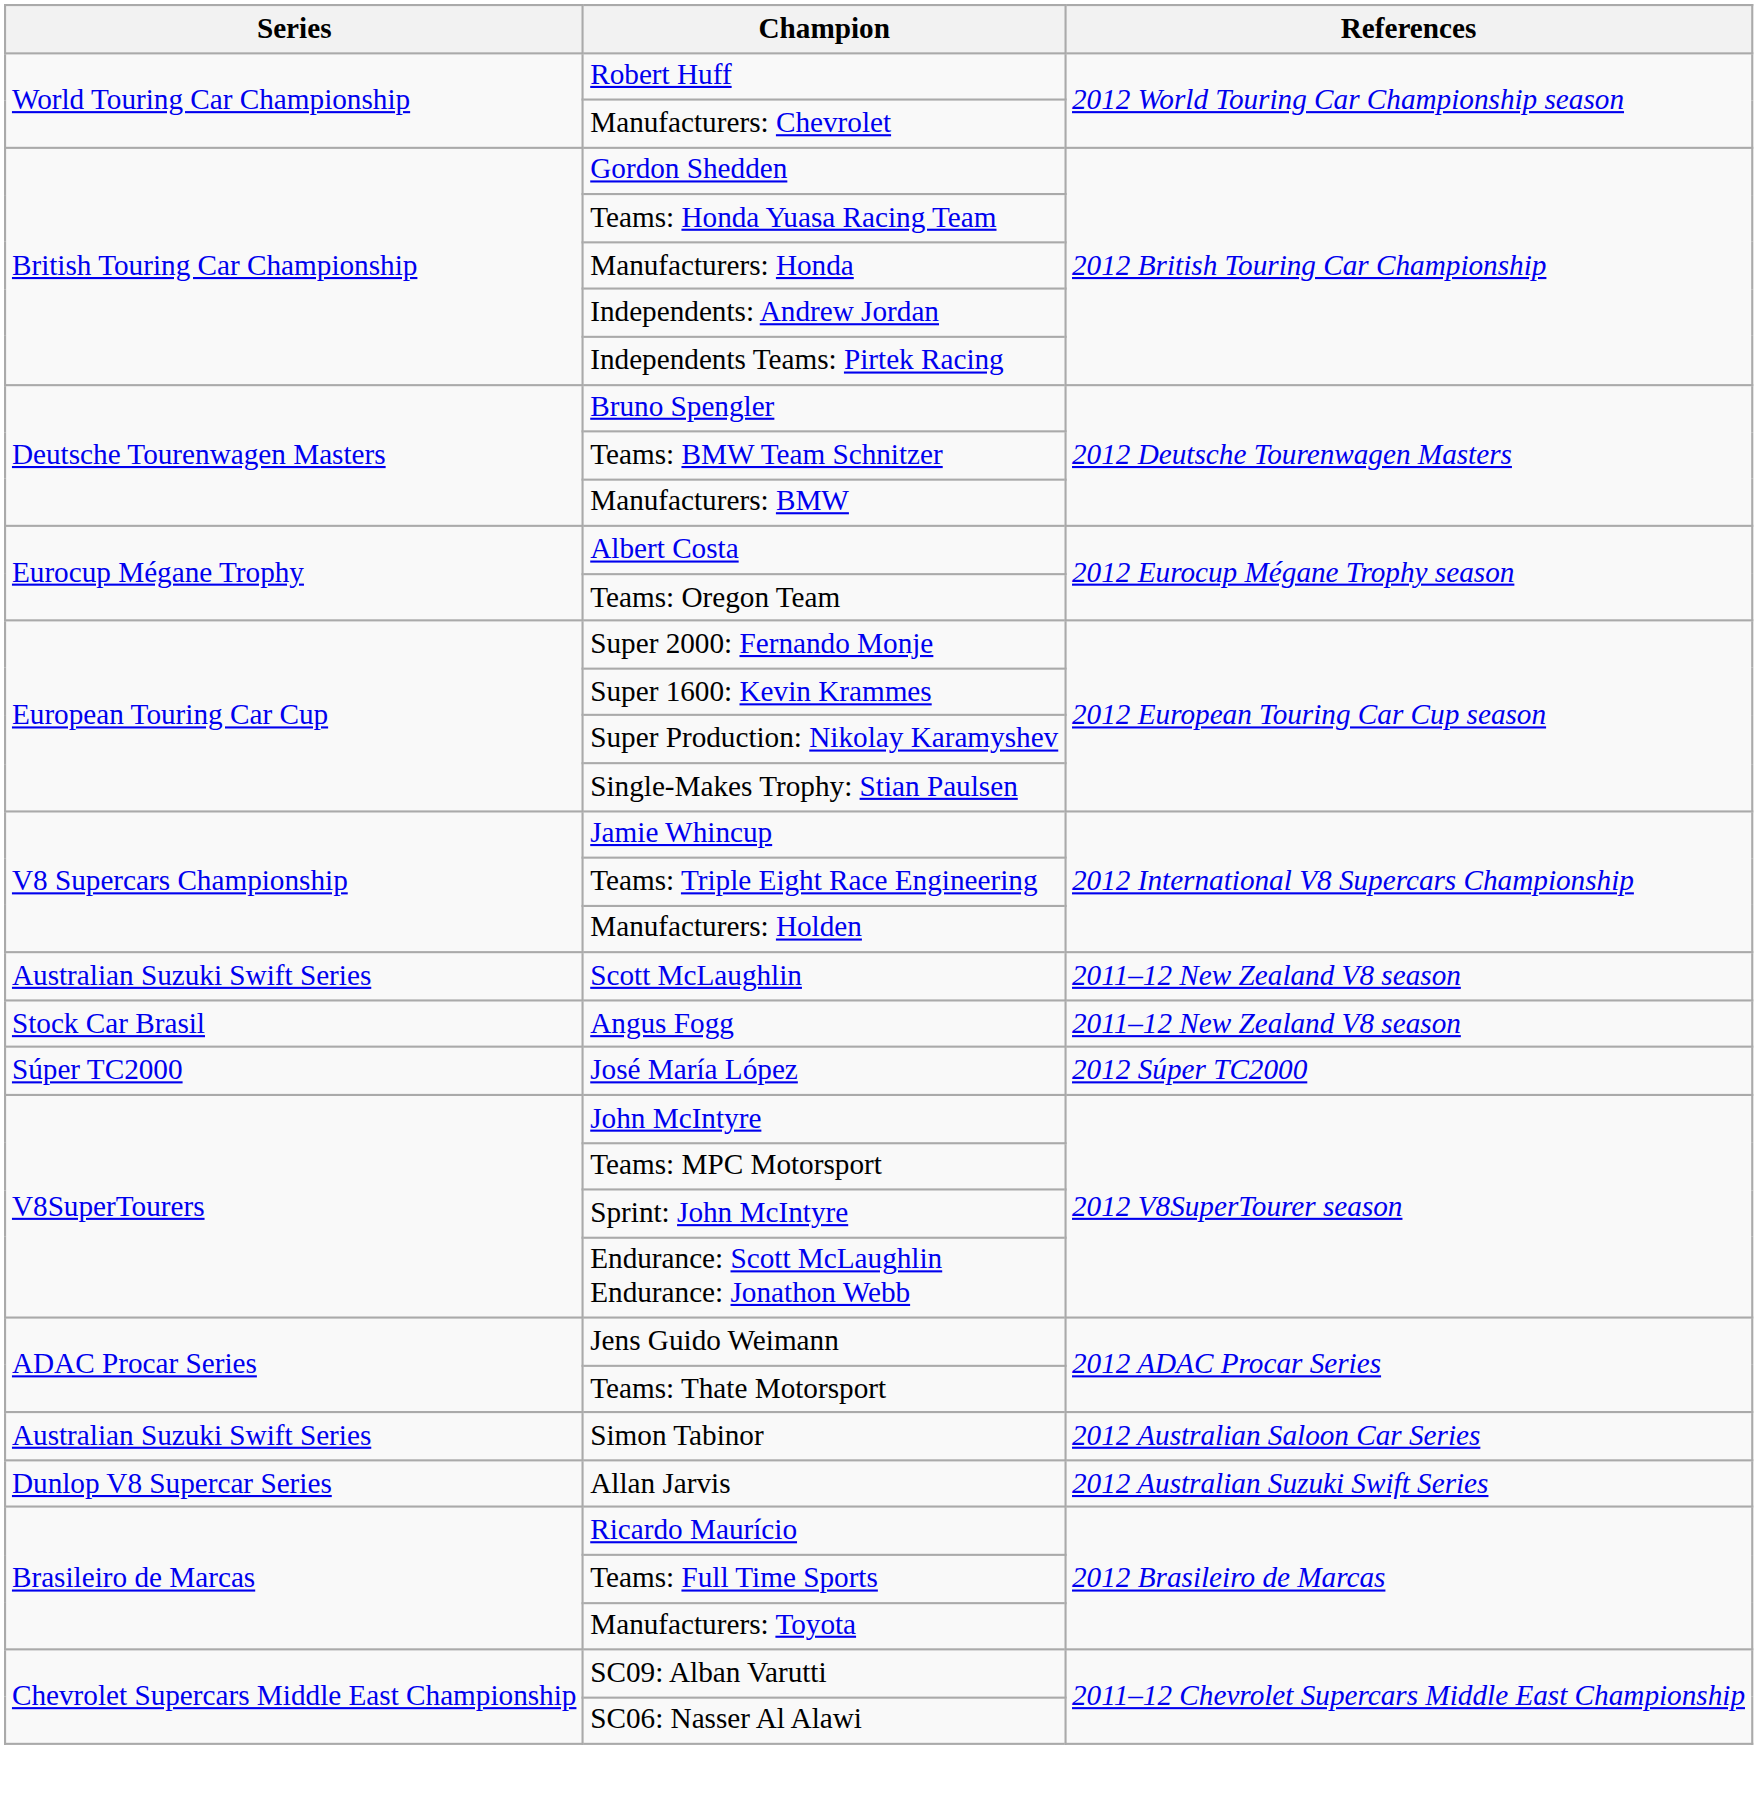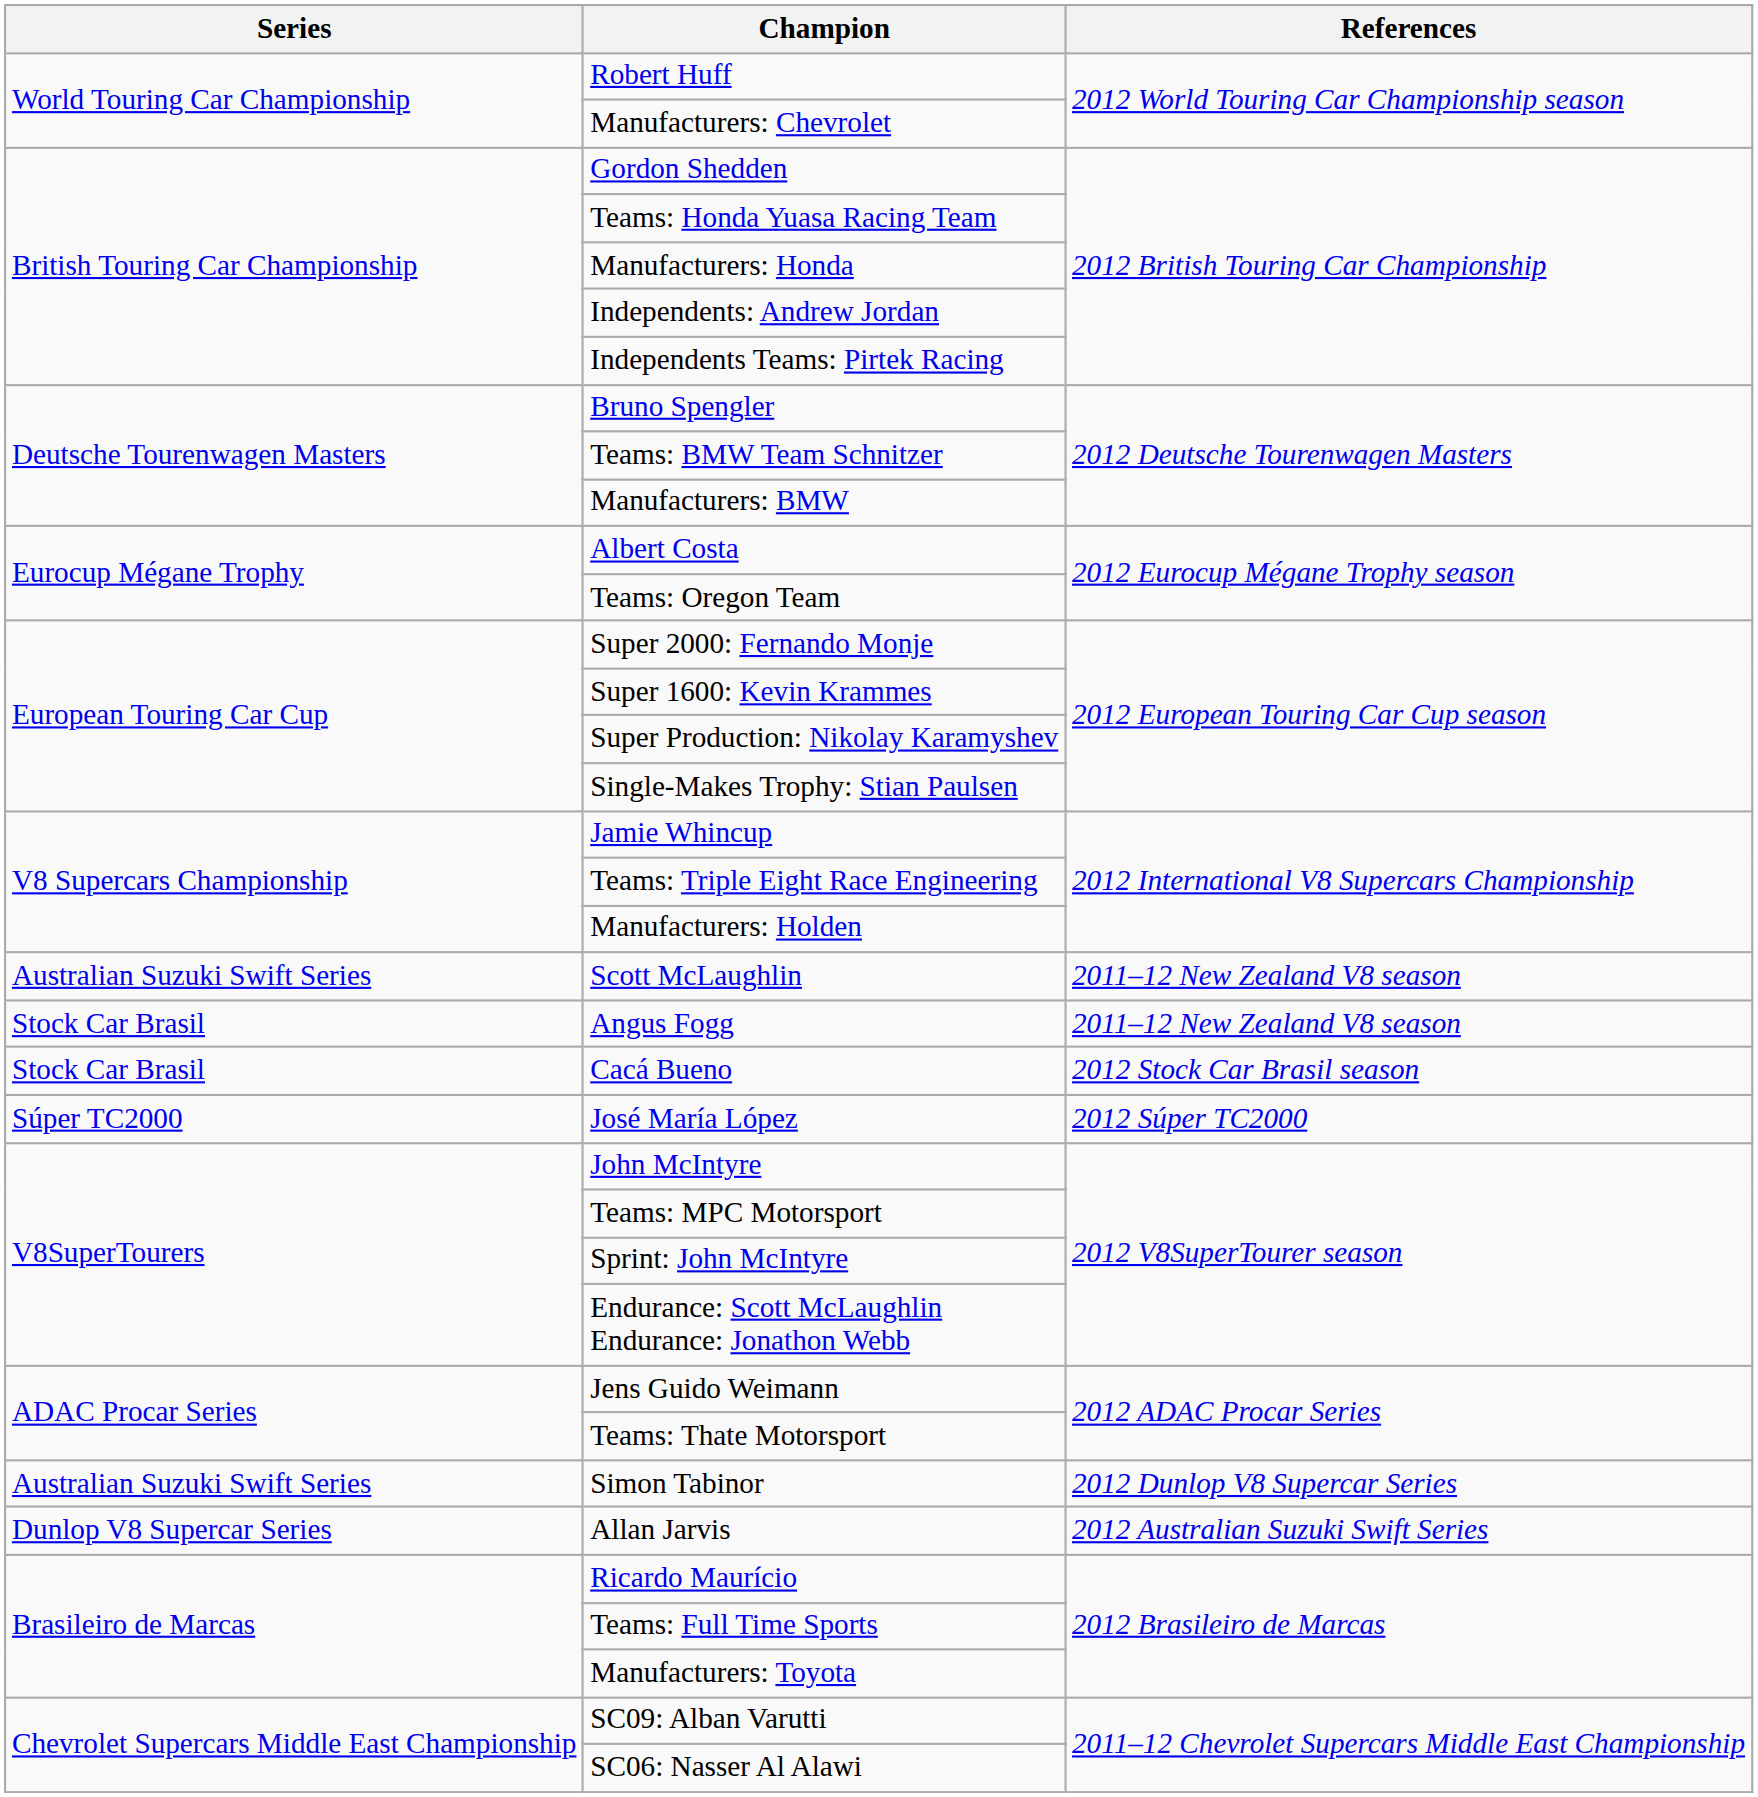+ row: (661, 1070)
(1276, 1435) 2012 Australian Saloon Car Series -> (1265, 1483) 2012 Dunlop V8 Supercar Series
